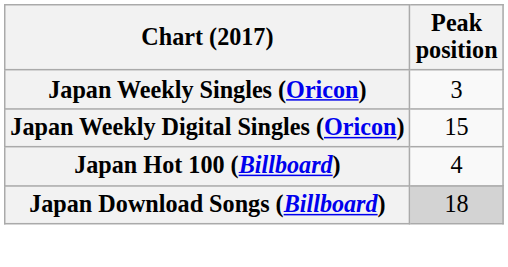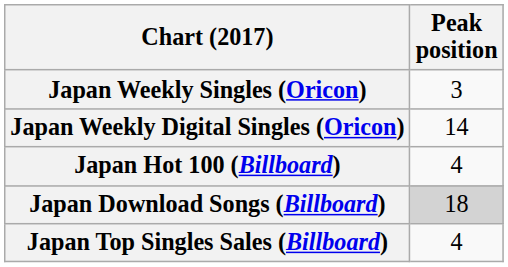(457, 127) 15 -> (457, 127) 14
+ row: (207, 242)
